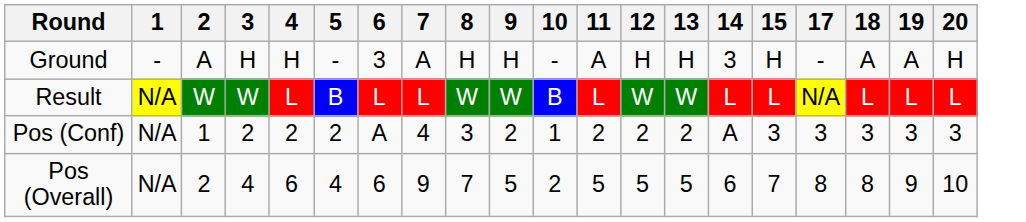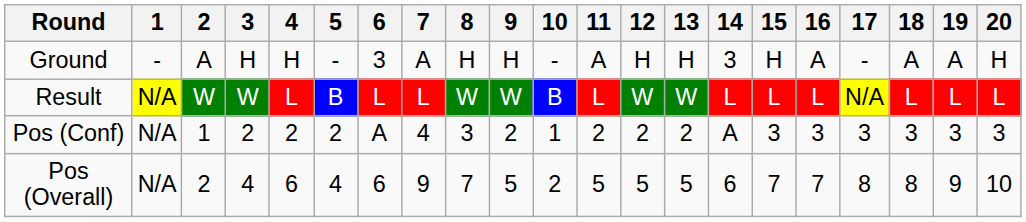+ column: (818, 23)
